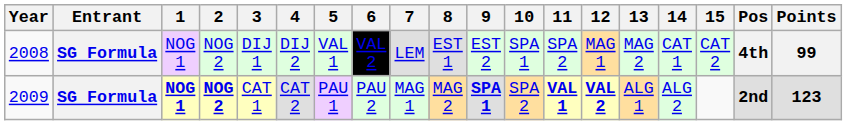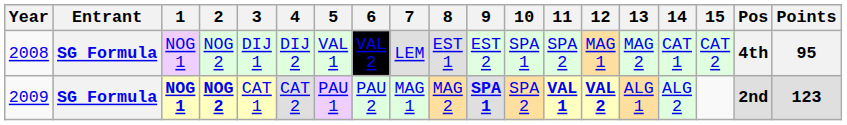(807, 53) 99 -> (807, 53) 95
